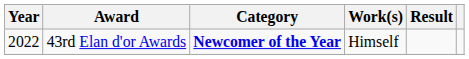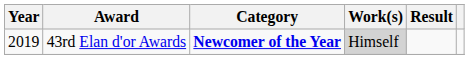(24, 41) 2022 -> (24, 41) 2019
(373, 41) no background -> (373, 41) lightgrey background
